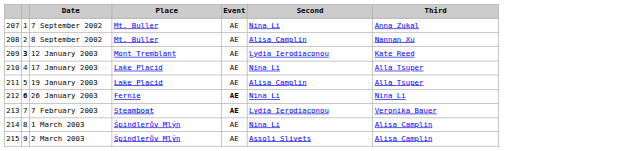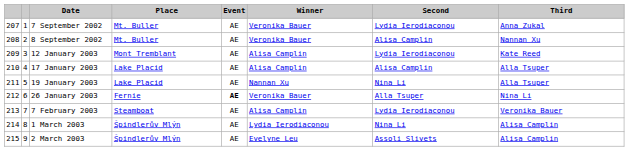+ column: (310, 11)
(264, 25) Nina Li -> (415, 25) Lydia Ierodiaconou
(25, 54) bold -> (25, 54) normal
(264, 68) Nina Li -> (404, 68) Alisa Camplin
(278, 82) Alisa Camplin -> (390, 82) Nina Li
(25, 96) bold -> (25, 96) normal
(264, 96) Nina Li -> (399, 96) Alla Tsuper
(234, 110) bold -> (234, 110) normal
